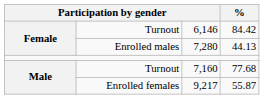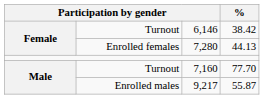(244, 30) 84.42 -> (244, 30) 38.42
(147, 47) Enrolled males -> (143, 47) Enrolled females
(244, 68) 77.68 -> (244, 68) 77.70
(143, 85) Enrolled females -> (147, 85) Enrolled males
